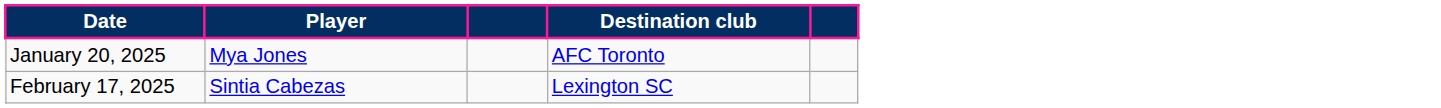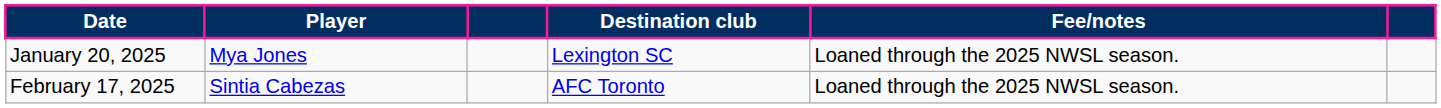+ column: (1099, 21)
(608, 54) AFC Toronto -> (612, 54) Lexington SC
(612, 86) Lexington SC -> (608, 86) AFC Toronto
